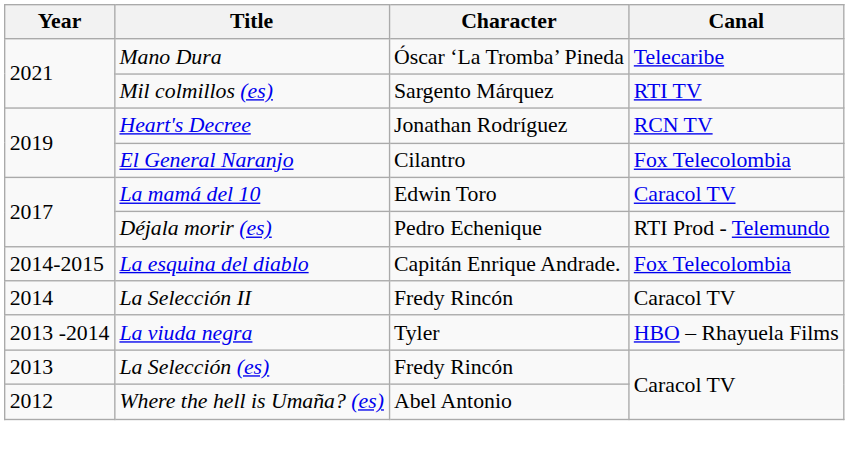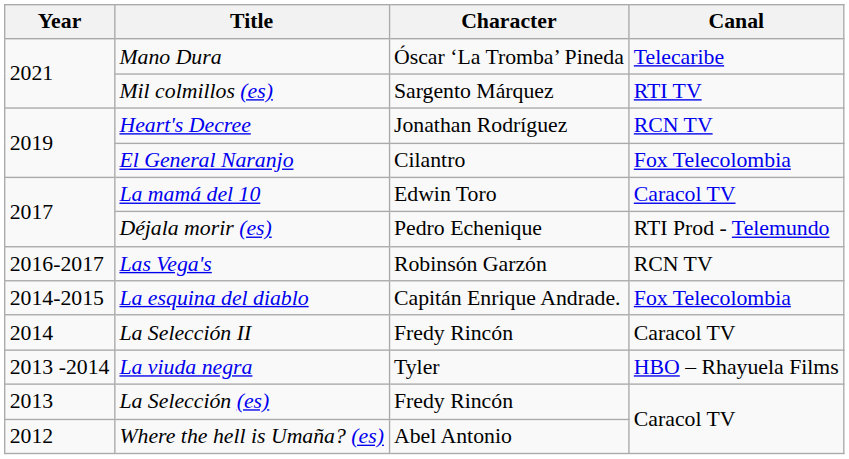+ row: (166, 263)
